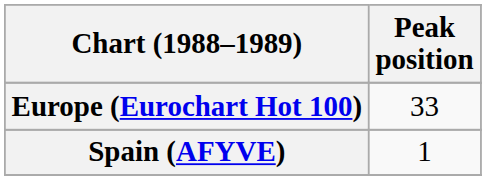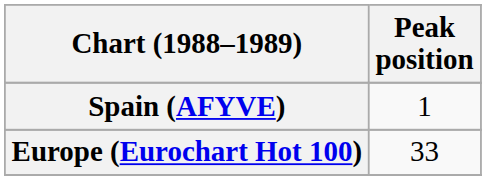rows swapped: (187, 105) <-> (187, 151)
